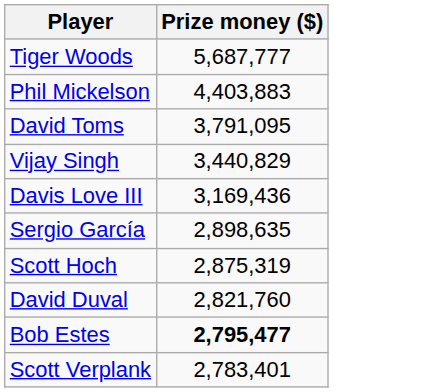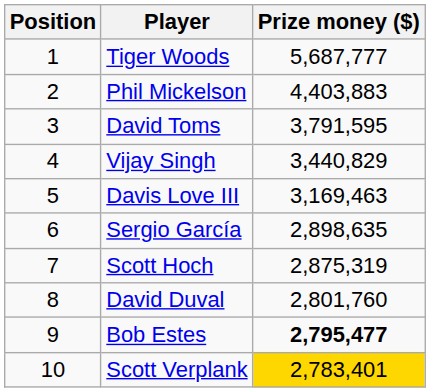+ column: (53, 21)
(242, 126) 3,791,095 -> (339, 126) 3,791,595
(242, 195) 3,169,436 -> (339, 195) 3,169,463
(242, 299) 2,821,760 -> (339, 299) 2,801,760
(242, 369) no background -> (339, 369) gold background
